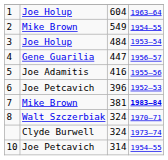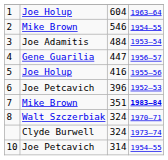(118, 27) 549 -> (118, 27) 546
(47, 42) Joe Holup -> (55, 42) Joe Adamitis
(55, 72) Joe Adamitis -> (47, 72) Joe Holup
(118, 102) 381 -> (118, 102) 351
